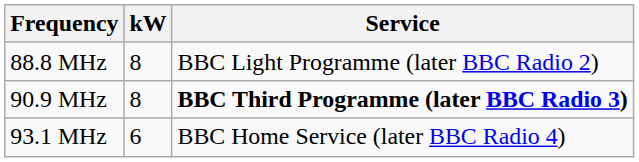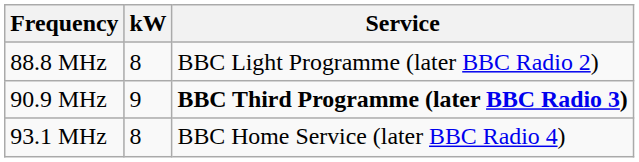(135, 99) 8 -> (135, 99) 9
(135, 136) 6 -> (135, 136) 8
